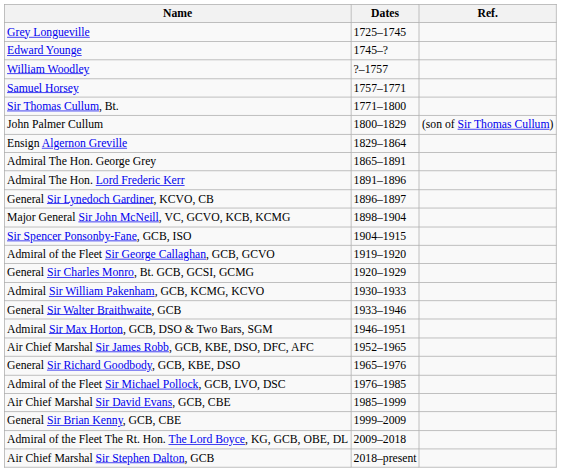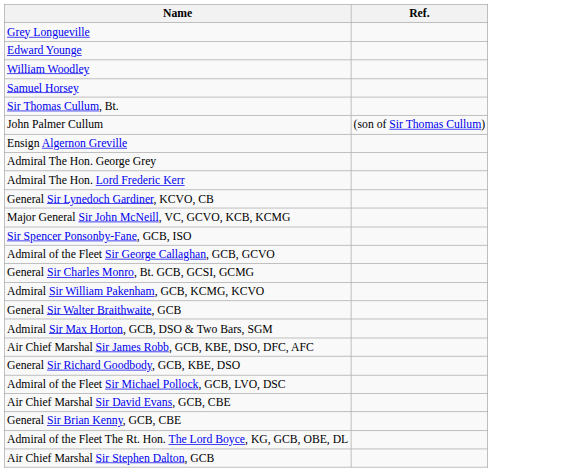- column: (385, 13)
